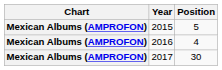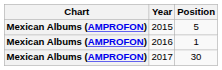(196, 42) 4 -> (196, 42) 1
